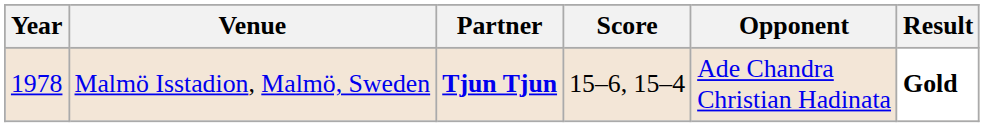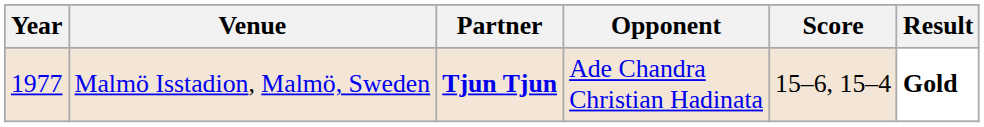columns swapped: (794, 26) <-> (627, 26)
(37, 83) 1978 -> (37, 83) 1977
